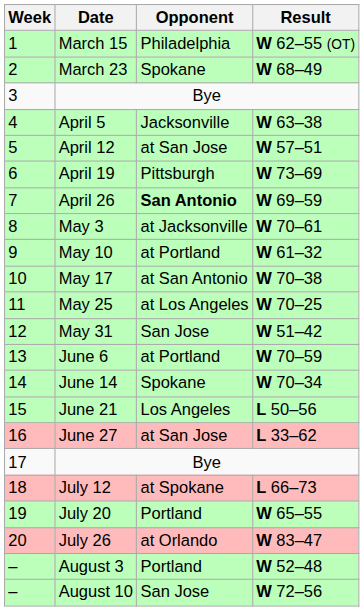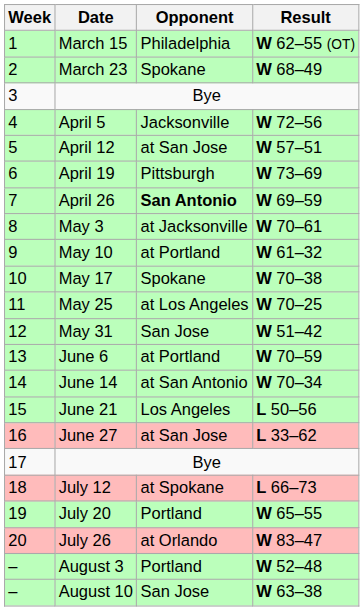(289, 122) W 63–38 -> (289, 122) W 72–56
(194, 278) at San Antonio -> (173, 278) Spokane
(173, 383) Spokane -> (194, 383) at San Antonio
(289, 592) W 72–56 -> (289, 592) W 63–38
